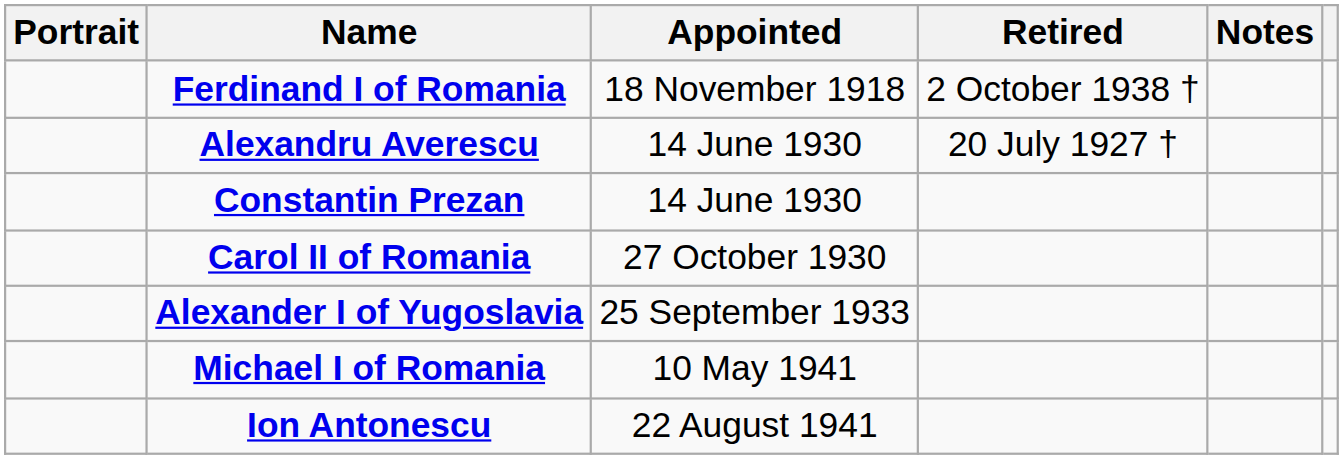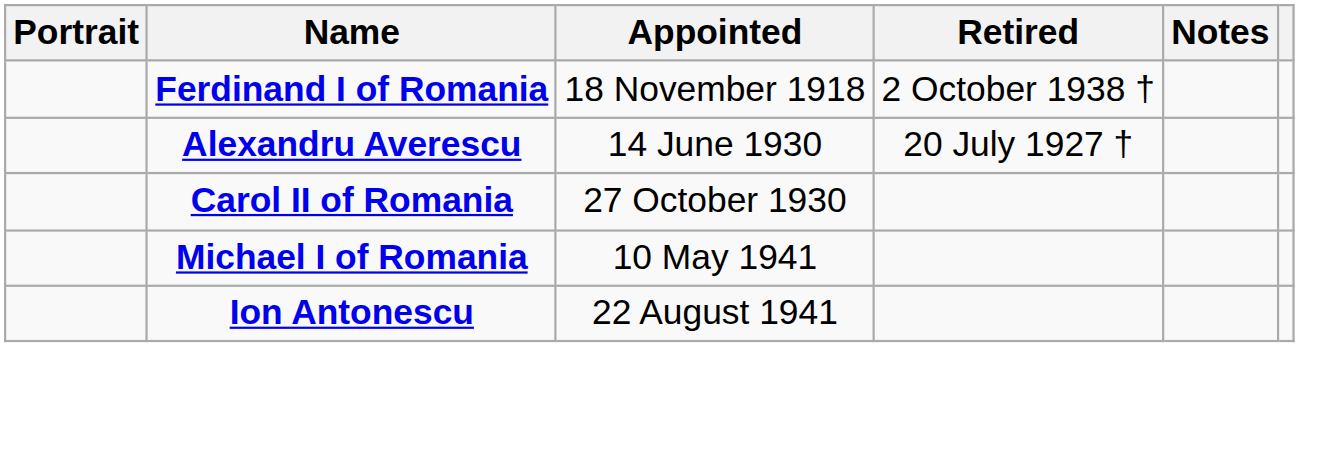- row: (369, 200)
- row: (369, 312)
